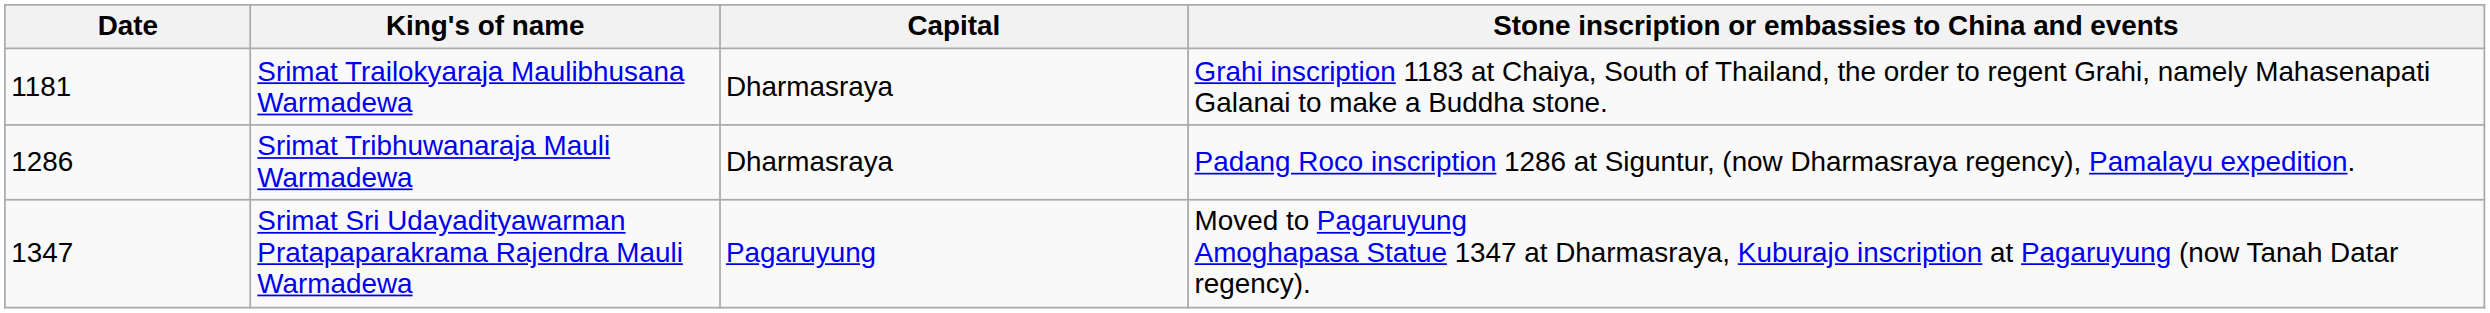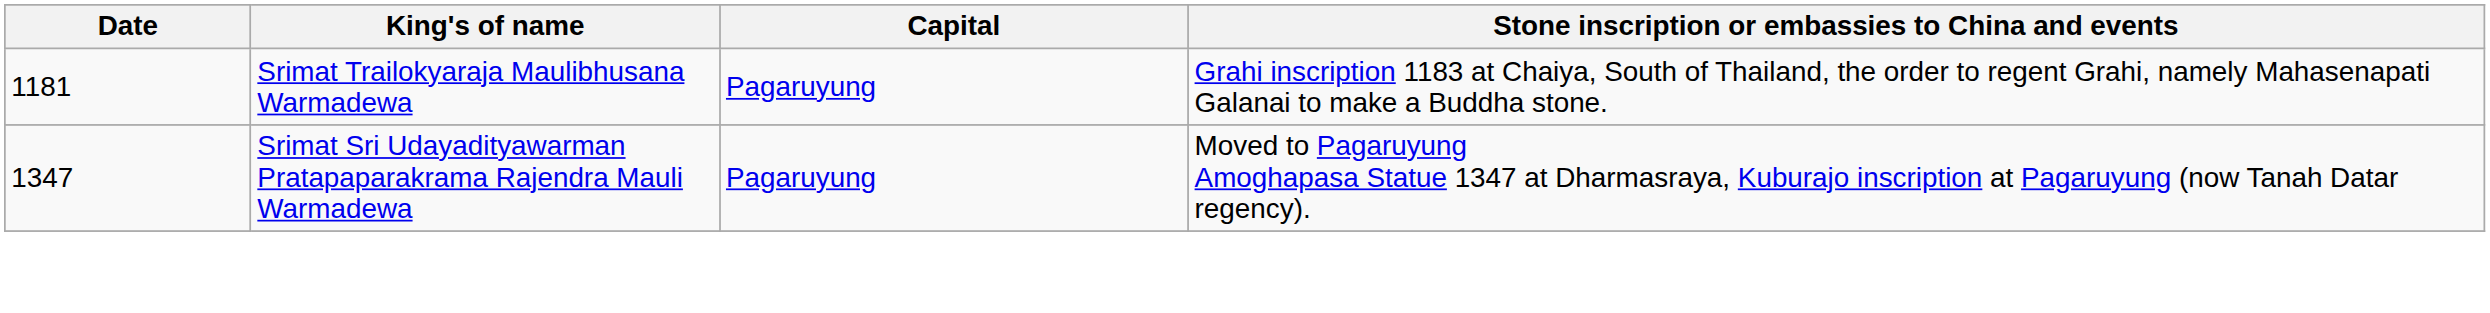(810, 86) Dharmasraya -> (801, 86) Pagaruyung
- row: (434, 161)
